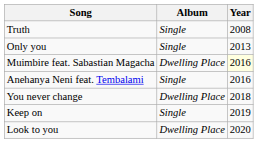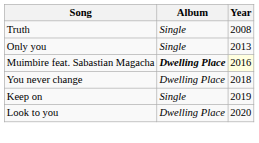(192, 63) normal -> (192, 63) bold
- row: (75, 79)
